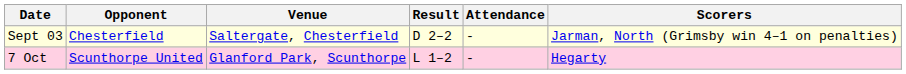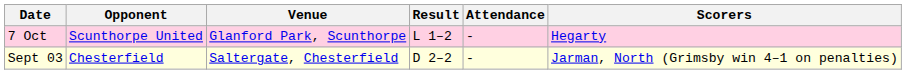rows swapped: (35, 37) <-> (27, 58)
